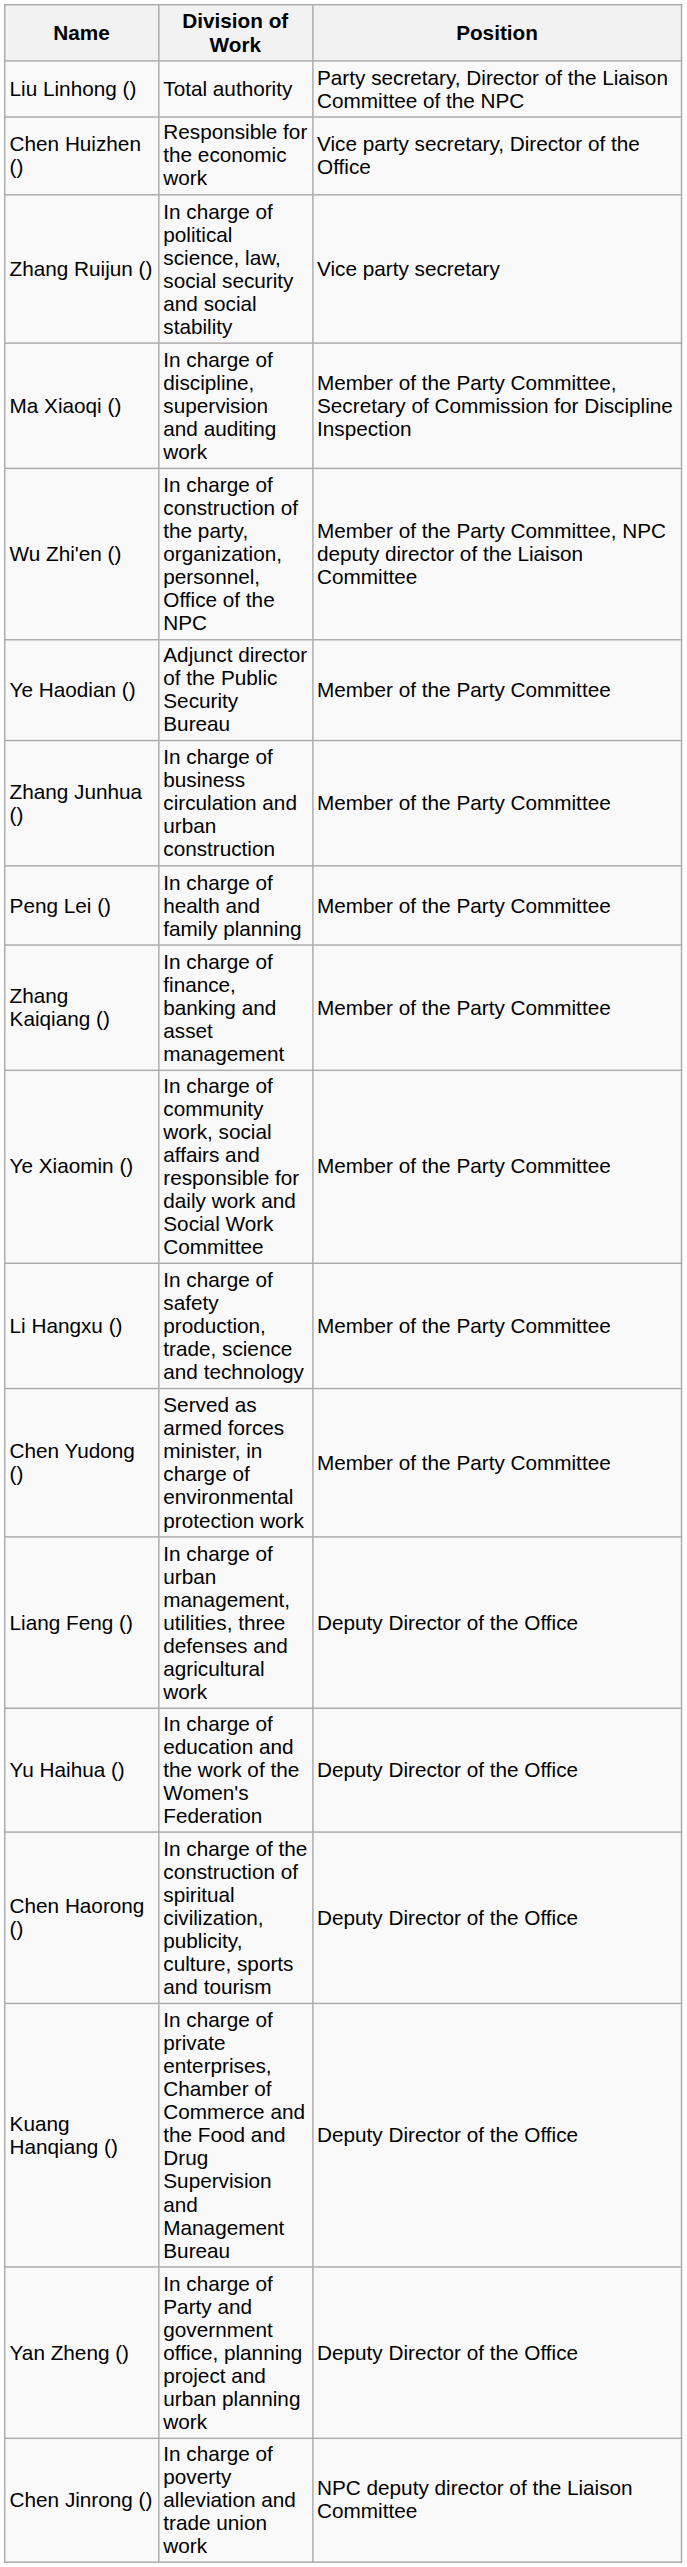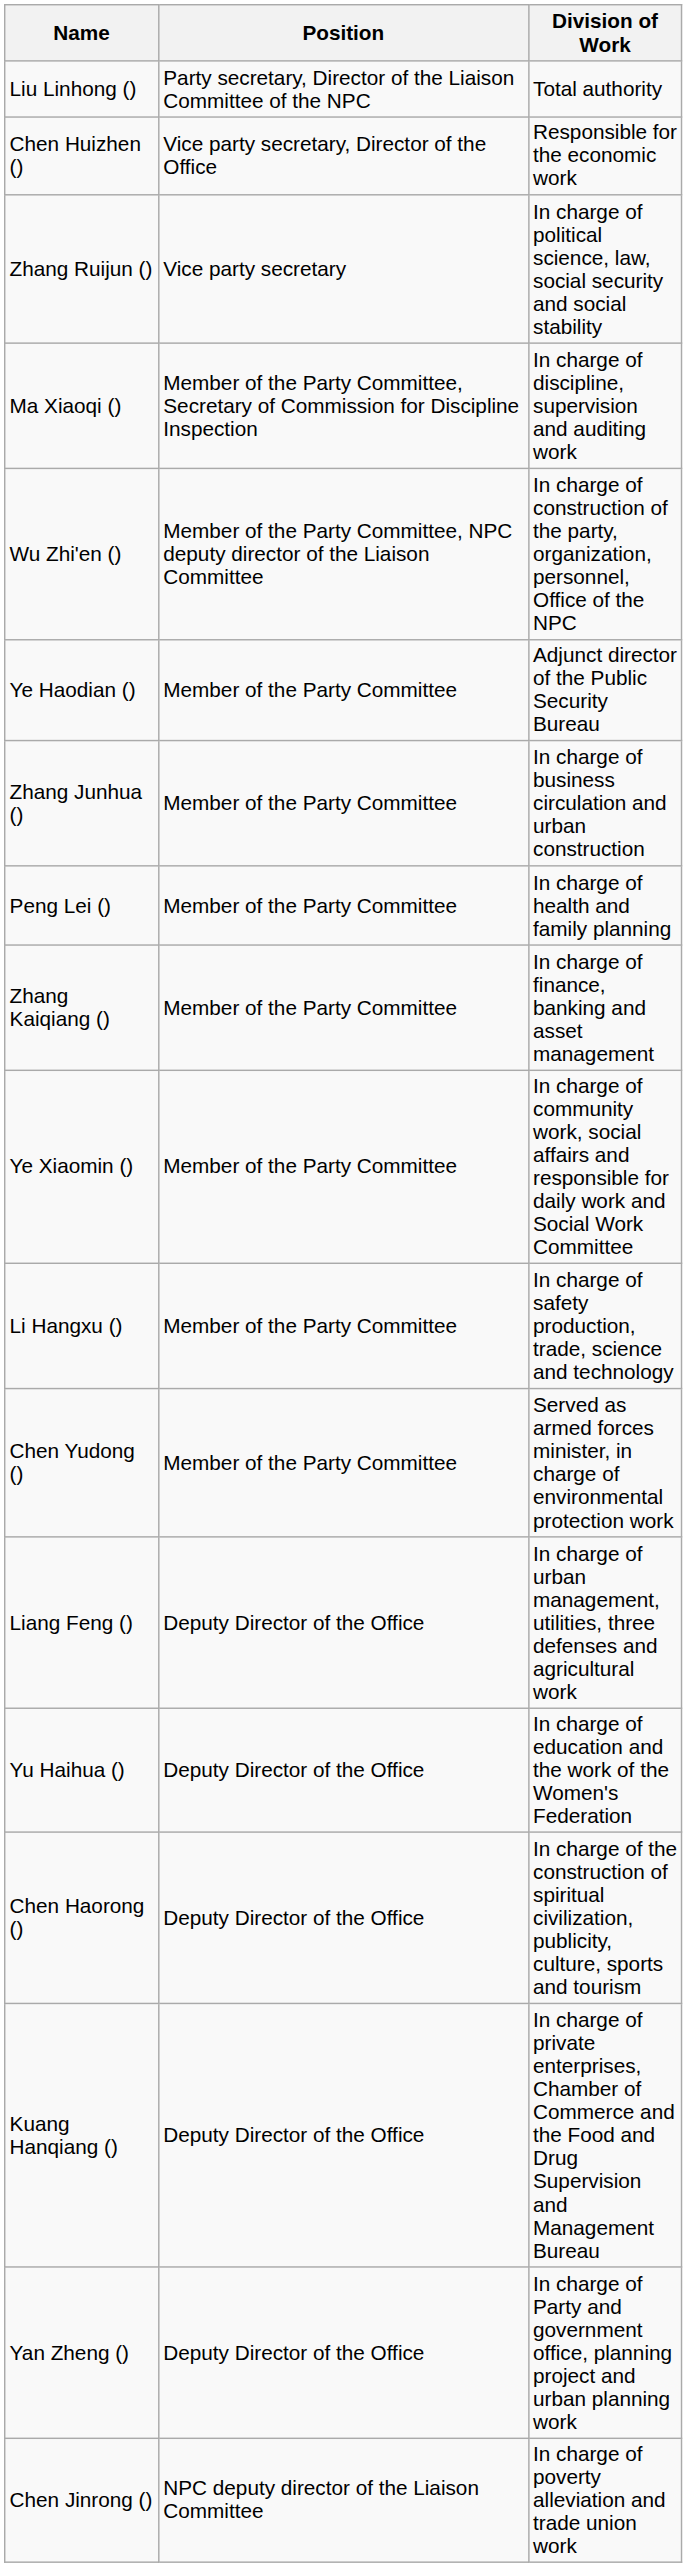columns swapped: (497, 33) <-> (235, 33)
